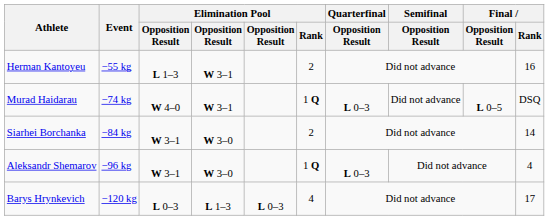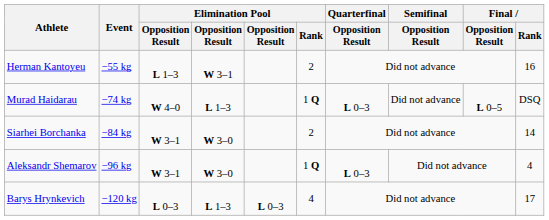(218, 108) W 3–1 -> (218, 108) L 1–3
